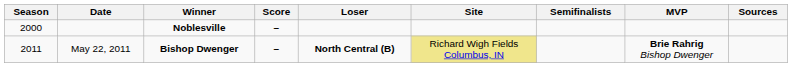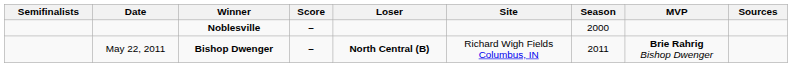columns swapped: (31, 12) <-> (581, 12)
(474, 49) khaki background -> (509, 49) no background
